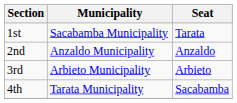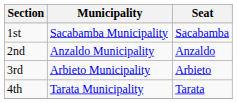(190, 32) Tarata -> (202, 32) Sacabamba
(202, 88) Sacabamba -> (190, 88) Tarata
